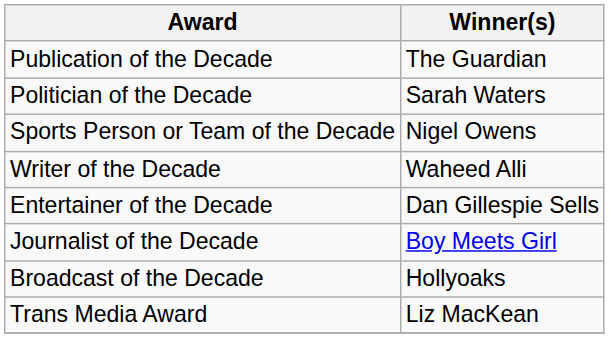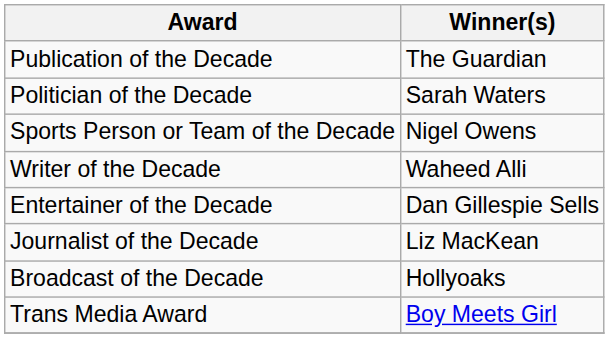(481, 242) Boy Meets Girl -> (472, 242) Liz MacKean
(472, 315) Liz MacKean -> (481, 315) Boy Meets Girl
